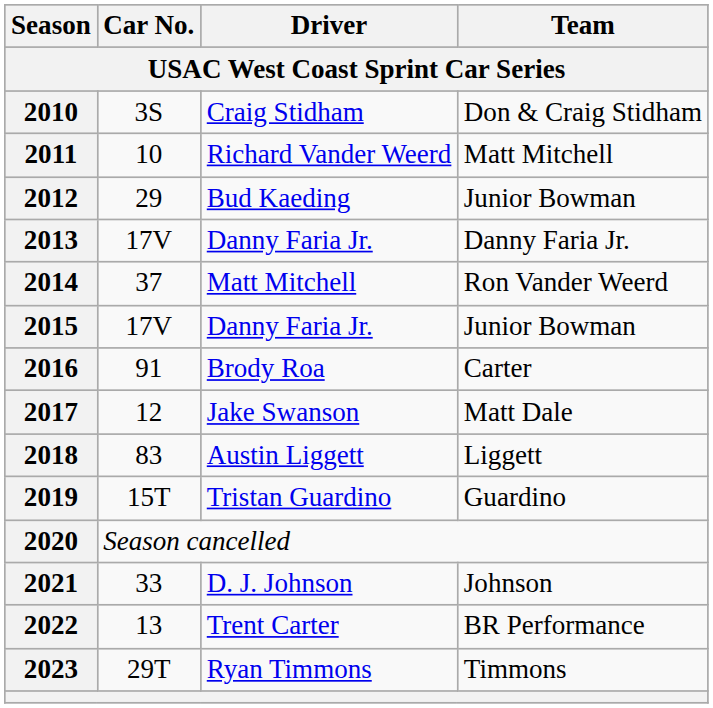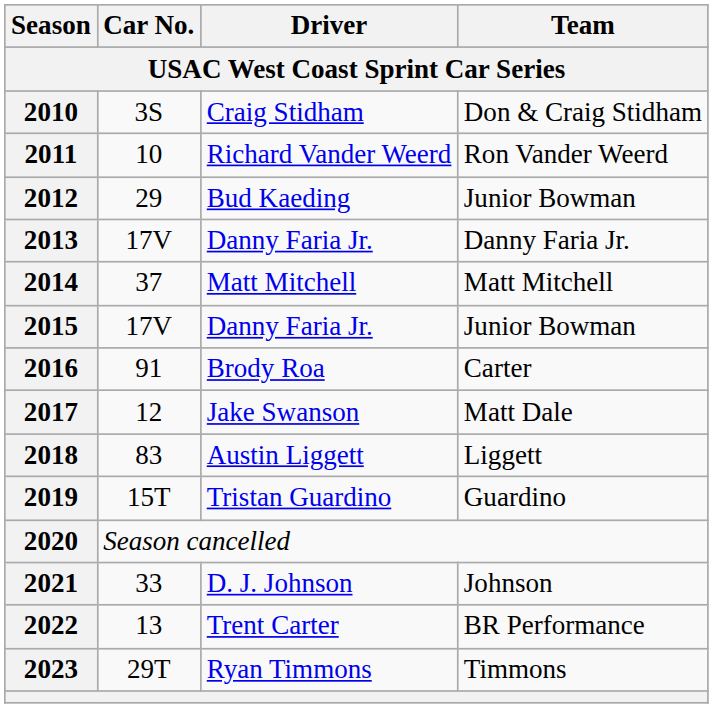(539, 154) Matt Mitchell -> (566, 154) Ron Vander Weerd
(566, 283) Ron Vander Weerd -> (539, 283) Matt Mitchell
